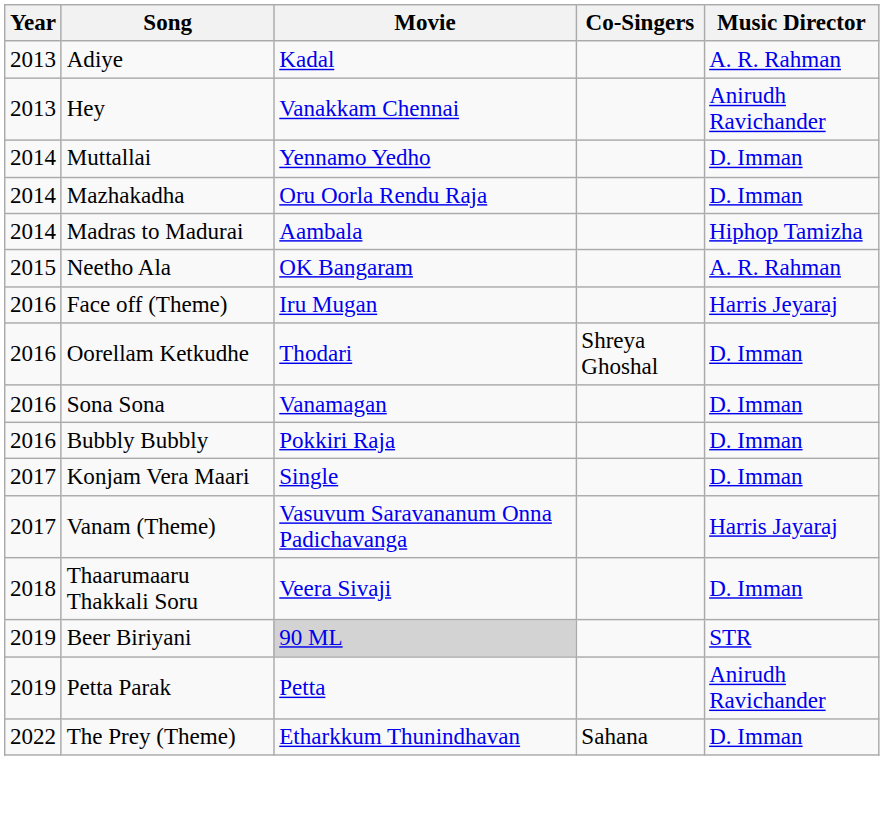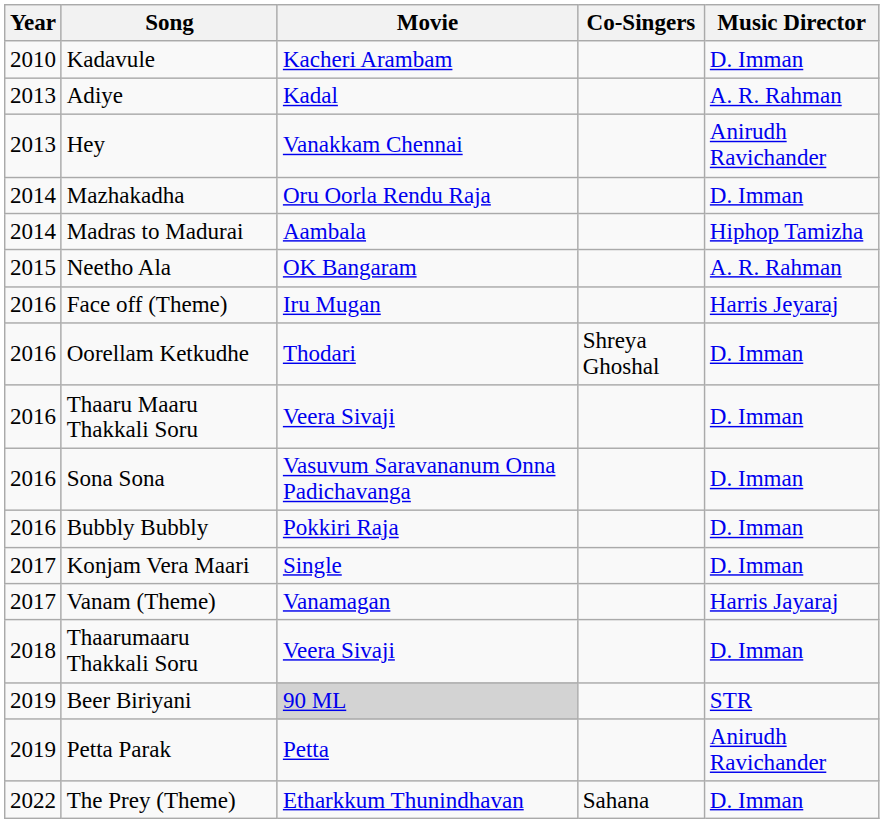+ row: (111, 59)
- row: (109, 158)
+ row: (132, 416)
(333, 403) Vanamagan -> (419, 478) Vasuvum Saravananum Onna Padichavanga
(416, 526) Vasuvum Saravananum Onna Padichavanga -> (337, 601) Vanamagan
